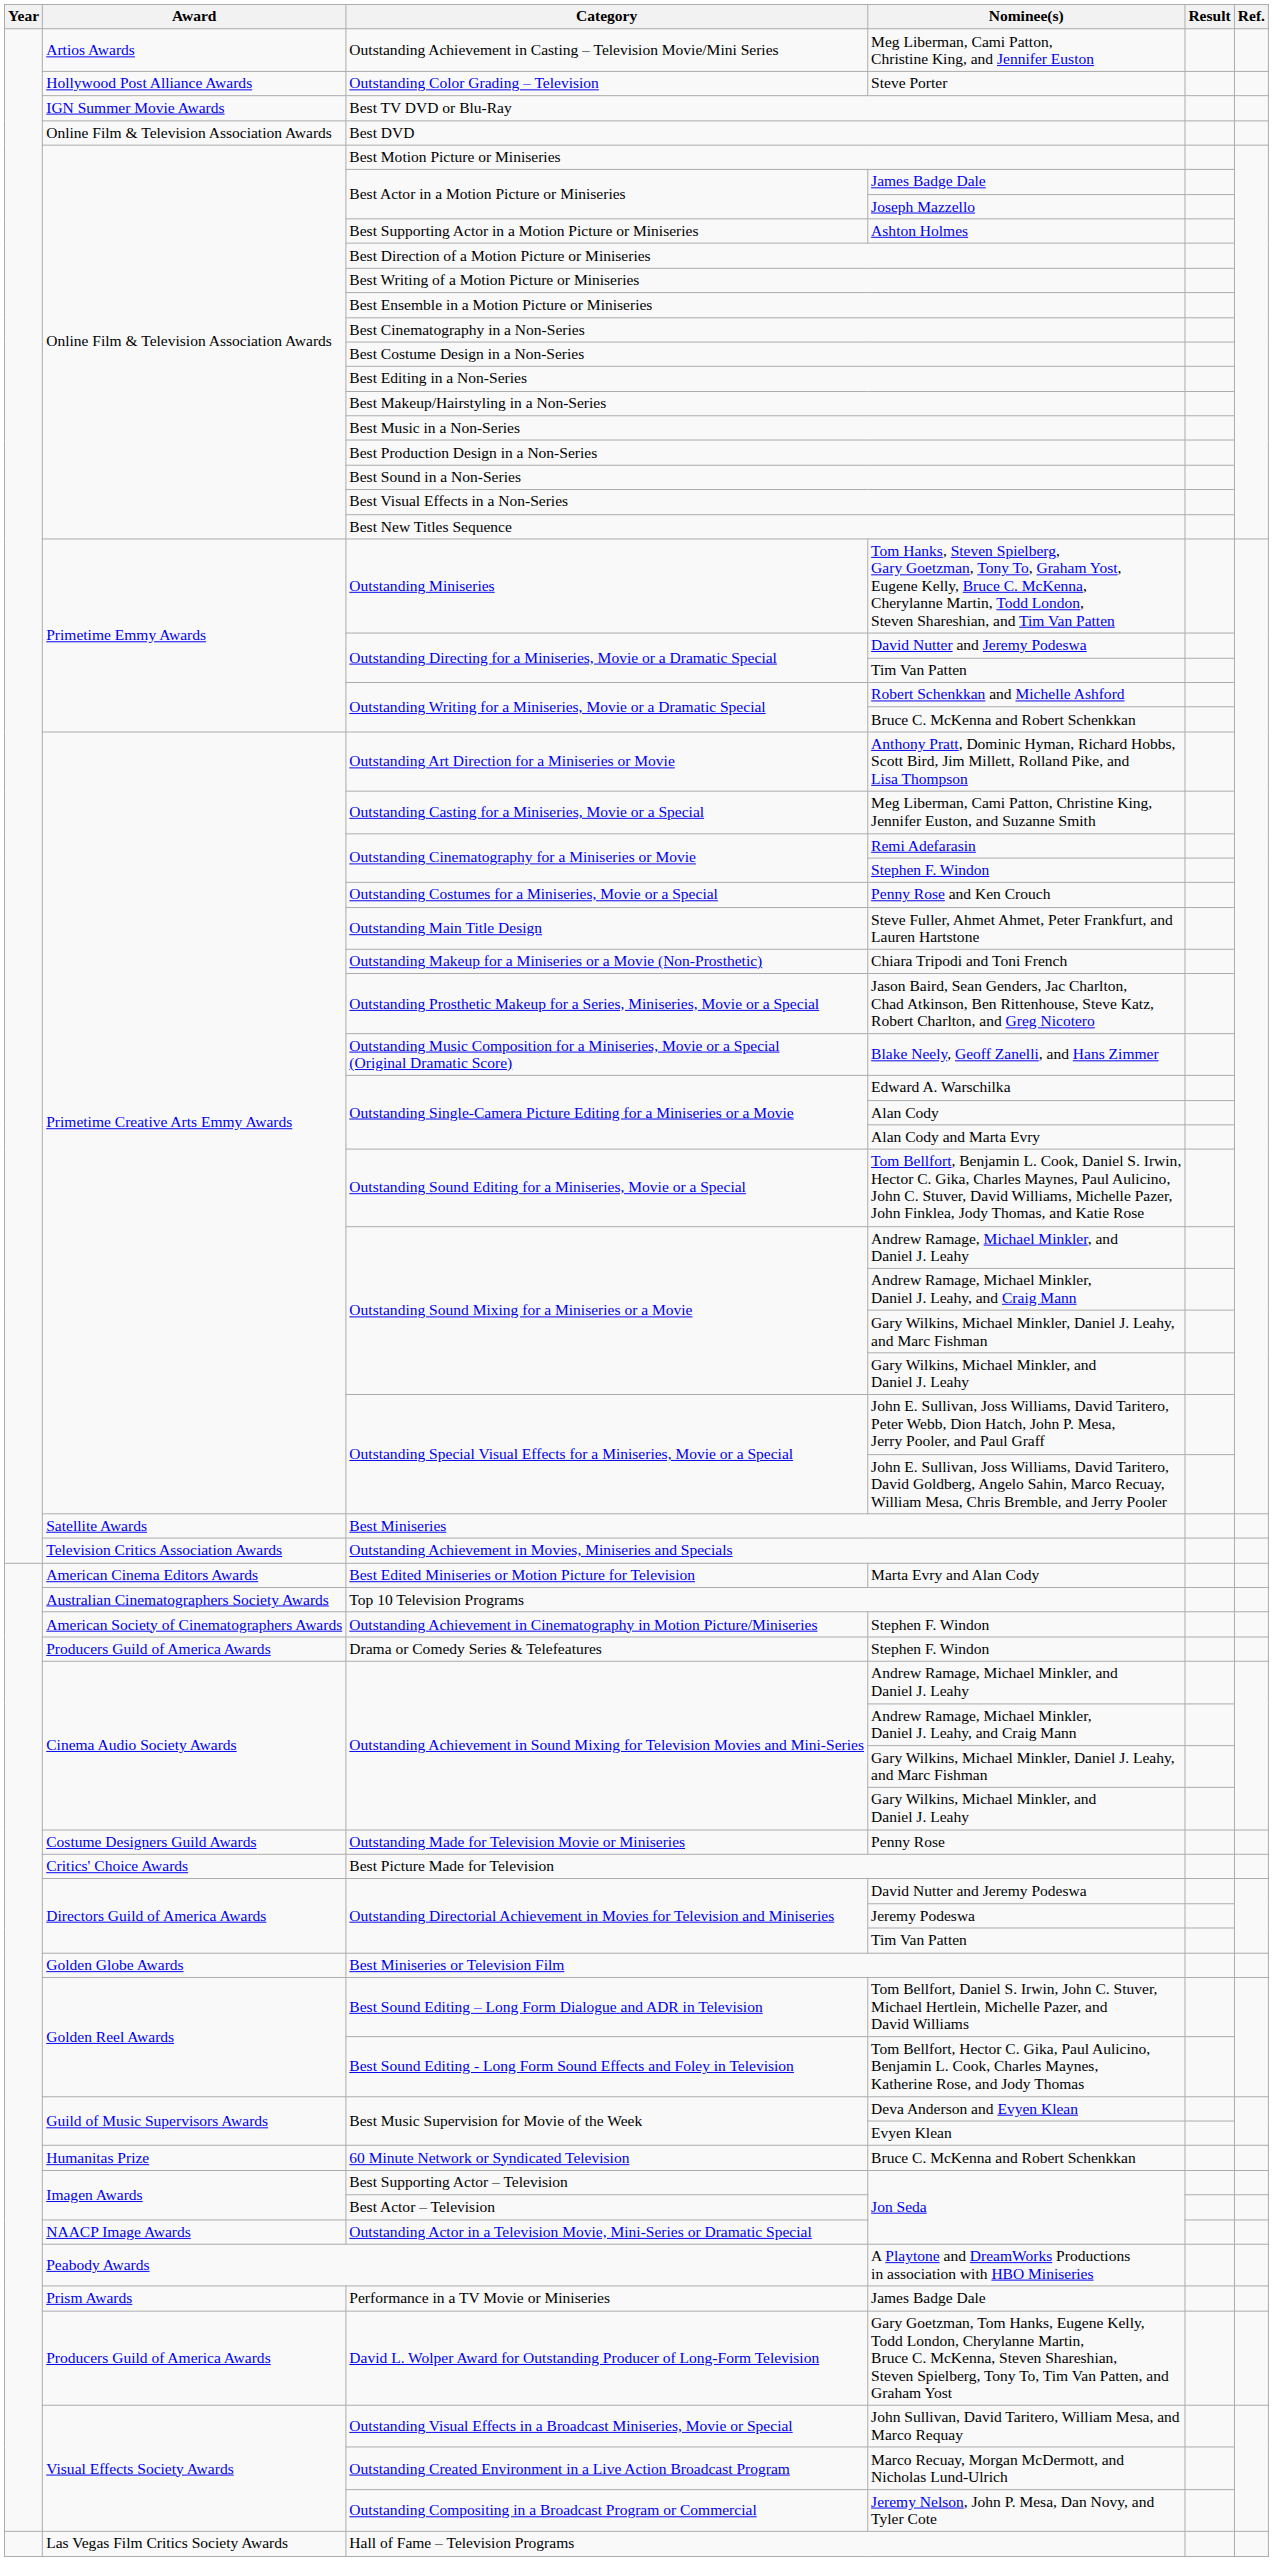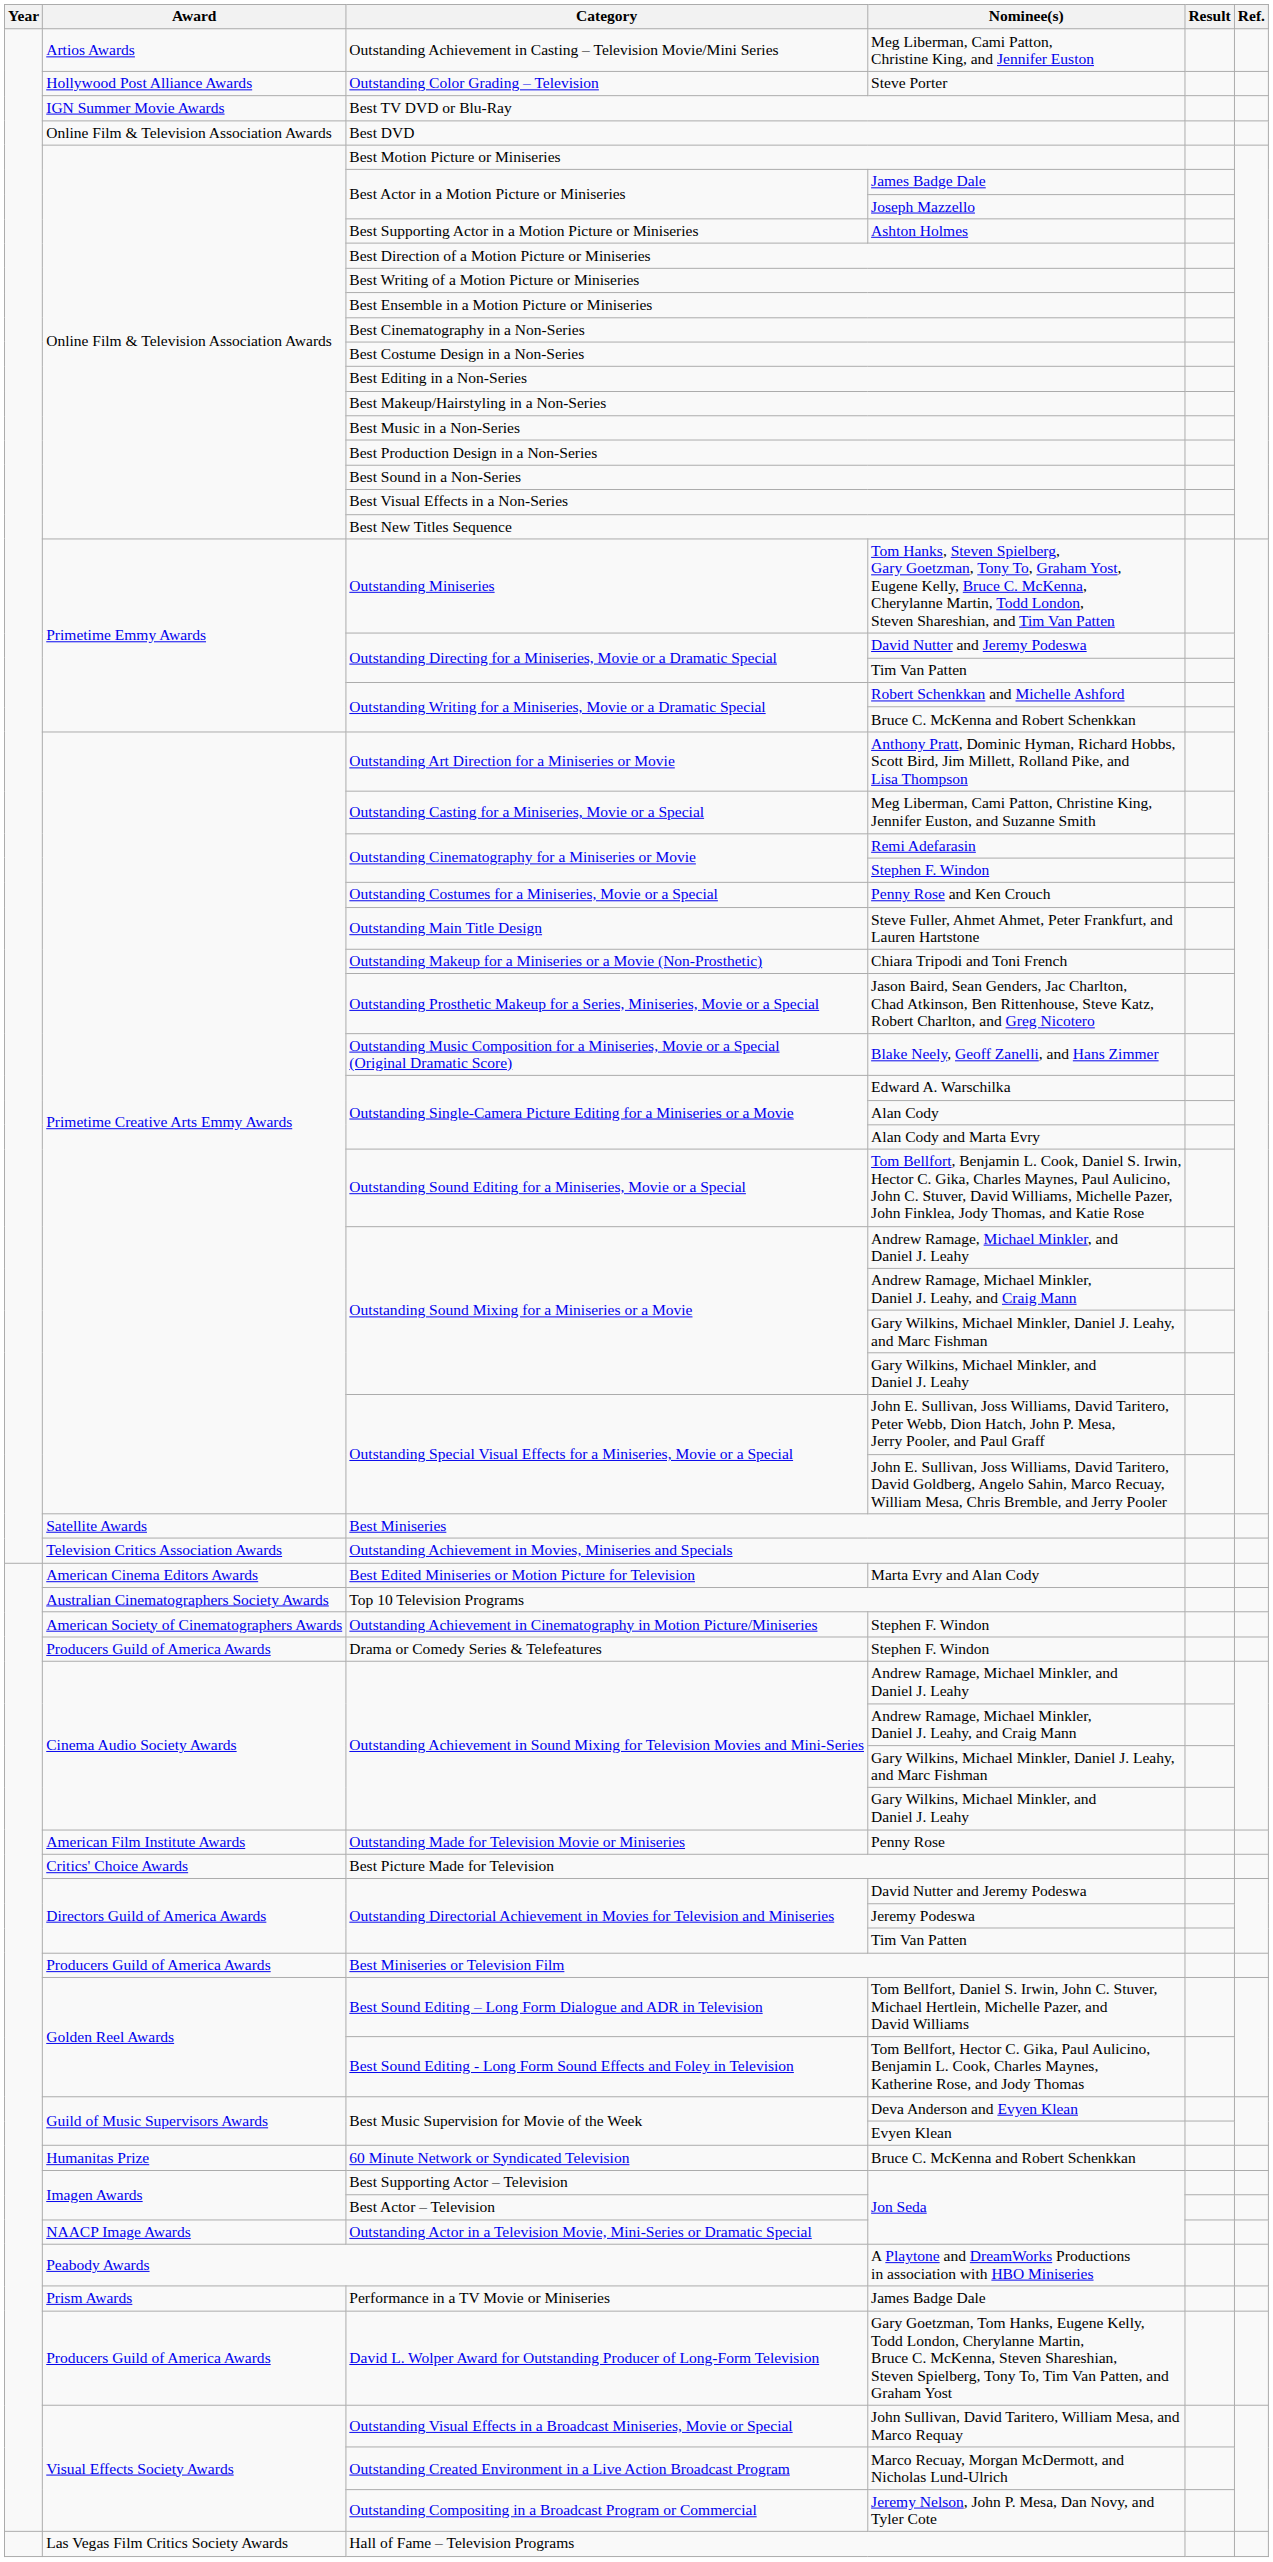(151, 1841) Costume Designers Guild Awards -> (146, 1841) American Film Institute Awards
(115, 1965) Golden Globe Awards -> (158, 1965) Producers Guild of America Awards
